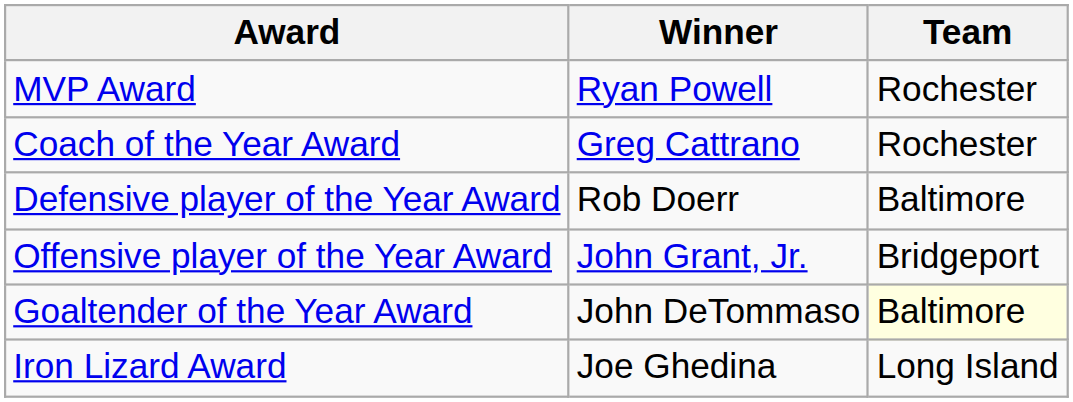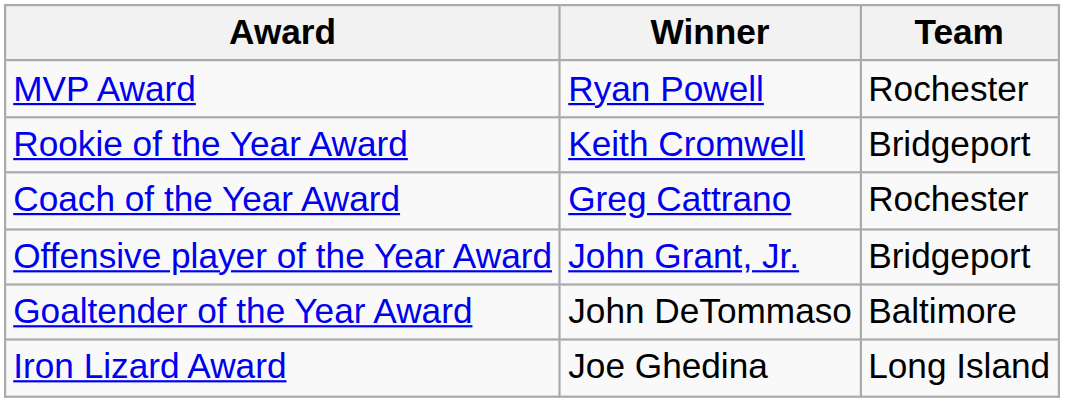+ row: (211, 144)
- row: (287, 199)
(951, 311) lightyellow background -> (942, 311) no background
